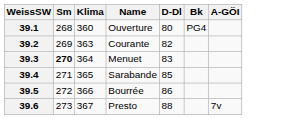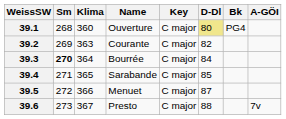+ column: (179, 12)
(167, 28) no background -> (206, 28) khaki background
(125, 59) Menuet -> (126, 59) Bourrée
(167, 59) 83 -> (206, 59) 84
(126, 91) Bourrée -> (125, 91) Menuet
(167, 91) 86 -> (206, 91) 87
